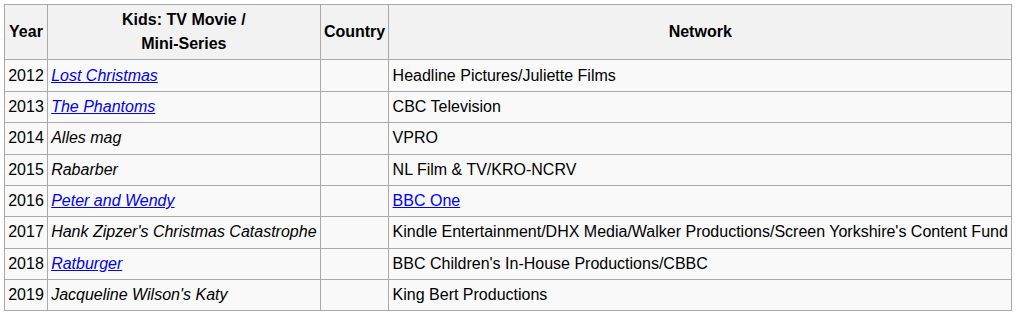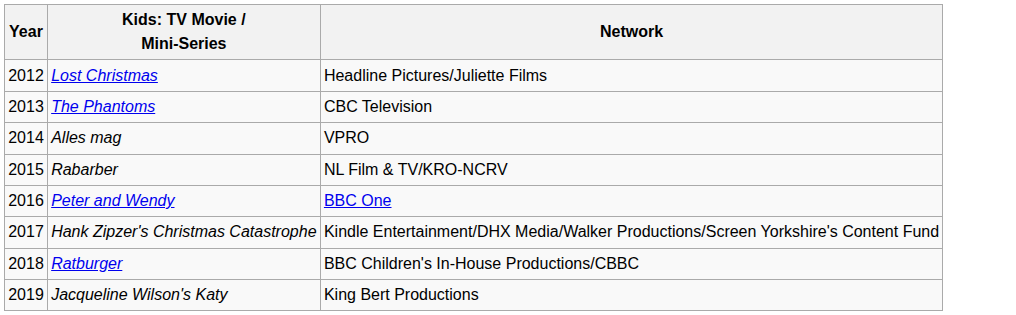- column: (355, 32)
